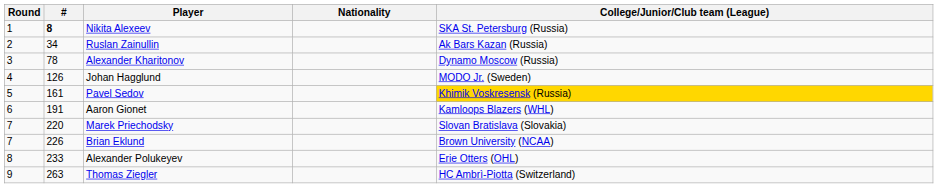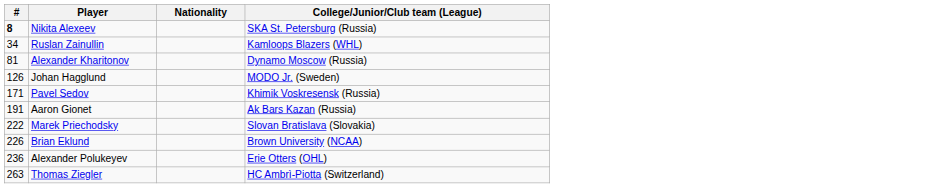- column: (24, 12)
(493, 45) Ak Bars Kazan (Russia) -> (305, 45) Kamloops Blazers (WHL)
(52, 61) 78 -> (12, 61) 81
(55, 93) 161 -> (15, 93) 171
(505, 93) gold background -> (314, 93) no background
(496, 110) Kamloops Blazers (WHL) -> (302, 110) Ak Bars Kazan (Russia)
(55, 126) 220 -> (15, 126) 222
(55, 158) 233 -> (15, 158) 236
